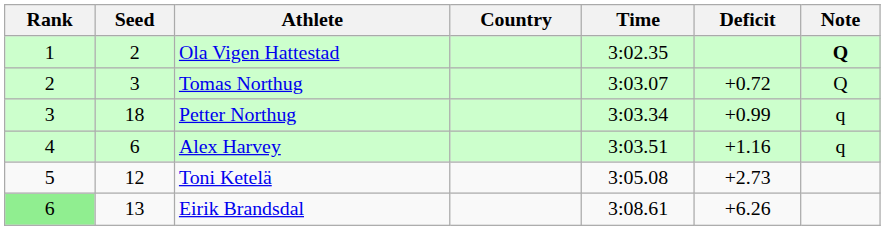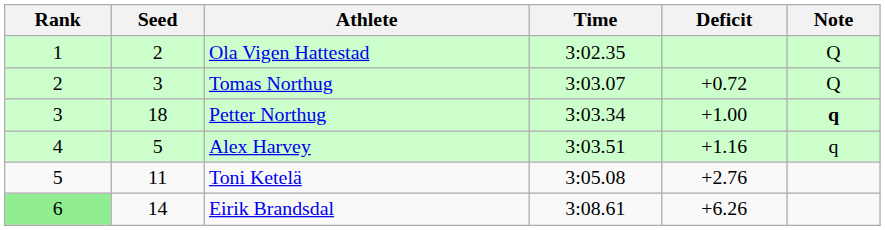- column: (516, 20)
(841, 51) bold -> (834, 51) normal
(748, 114) +0.99 -> (724, 114) +1.00
(841, 114) normal -> (834, 114) bold
(135, 146) 6 -> (158, 146) 5
(135, 177) 12 -> (158, 177) 11
(748, 177) +2.73 -> (724, 177) +2.76
(135, 209) 13 -> (158, 209) 14
